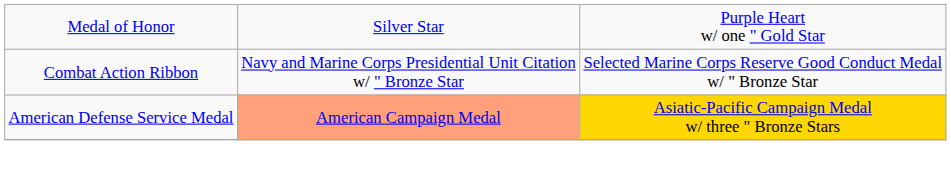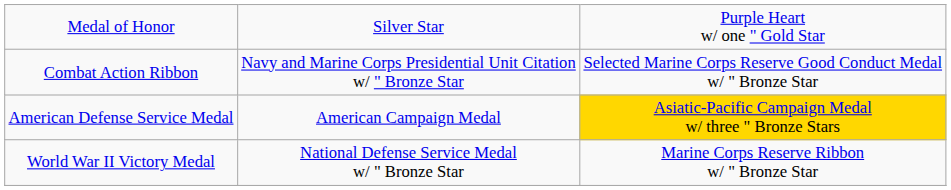(408, 117) lightsalmon background -> (408, 117) no background
+ row: (121, 162)
